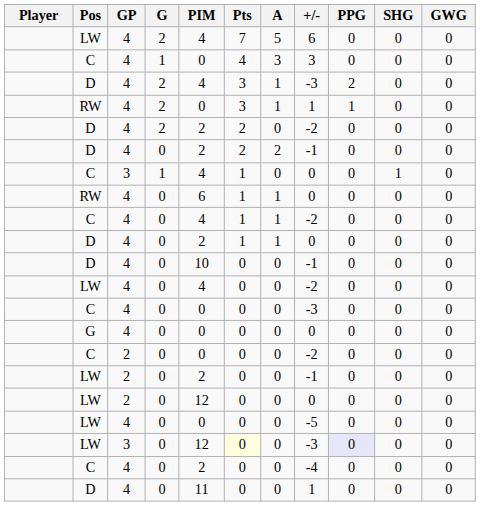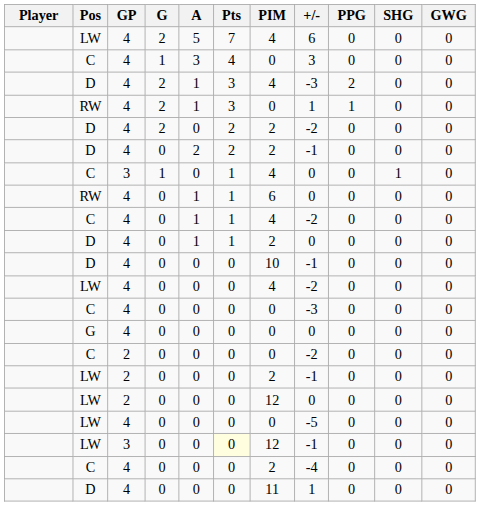columns swapped: (277, 15) <-> (202, 15)
(312, 444) -3 -> (312, 444) -1
(352, 444) lavender background -> (352, 444) no background
